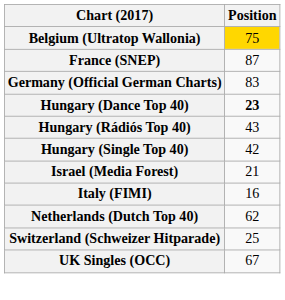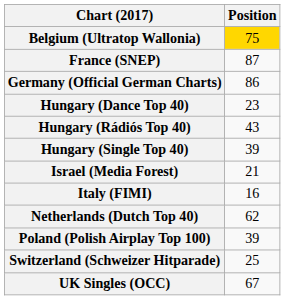(252, 82) 83 -> (252, 82) 86
(252, 104) bold -> (252, 104) normal
(252, 149) 42 -> (252, 149) 39
+ row: (115, 238)
